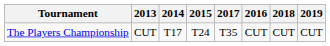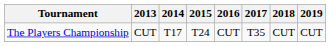columns swapped: (256, 13) <-> (228, 13)
